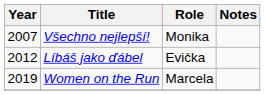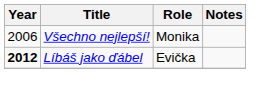(22, 36) 2007 -> (22, 36) 2006
(22, 57) normal -> (22, 57) bold
- row: (102, 79)
